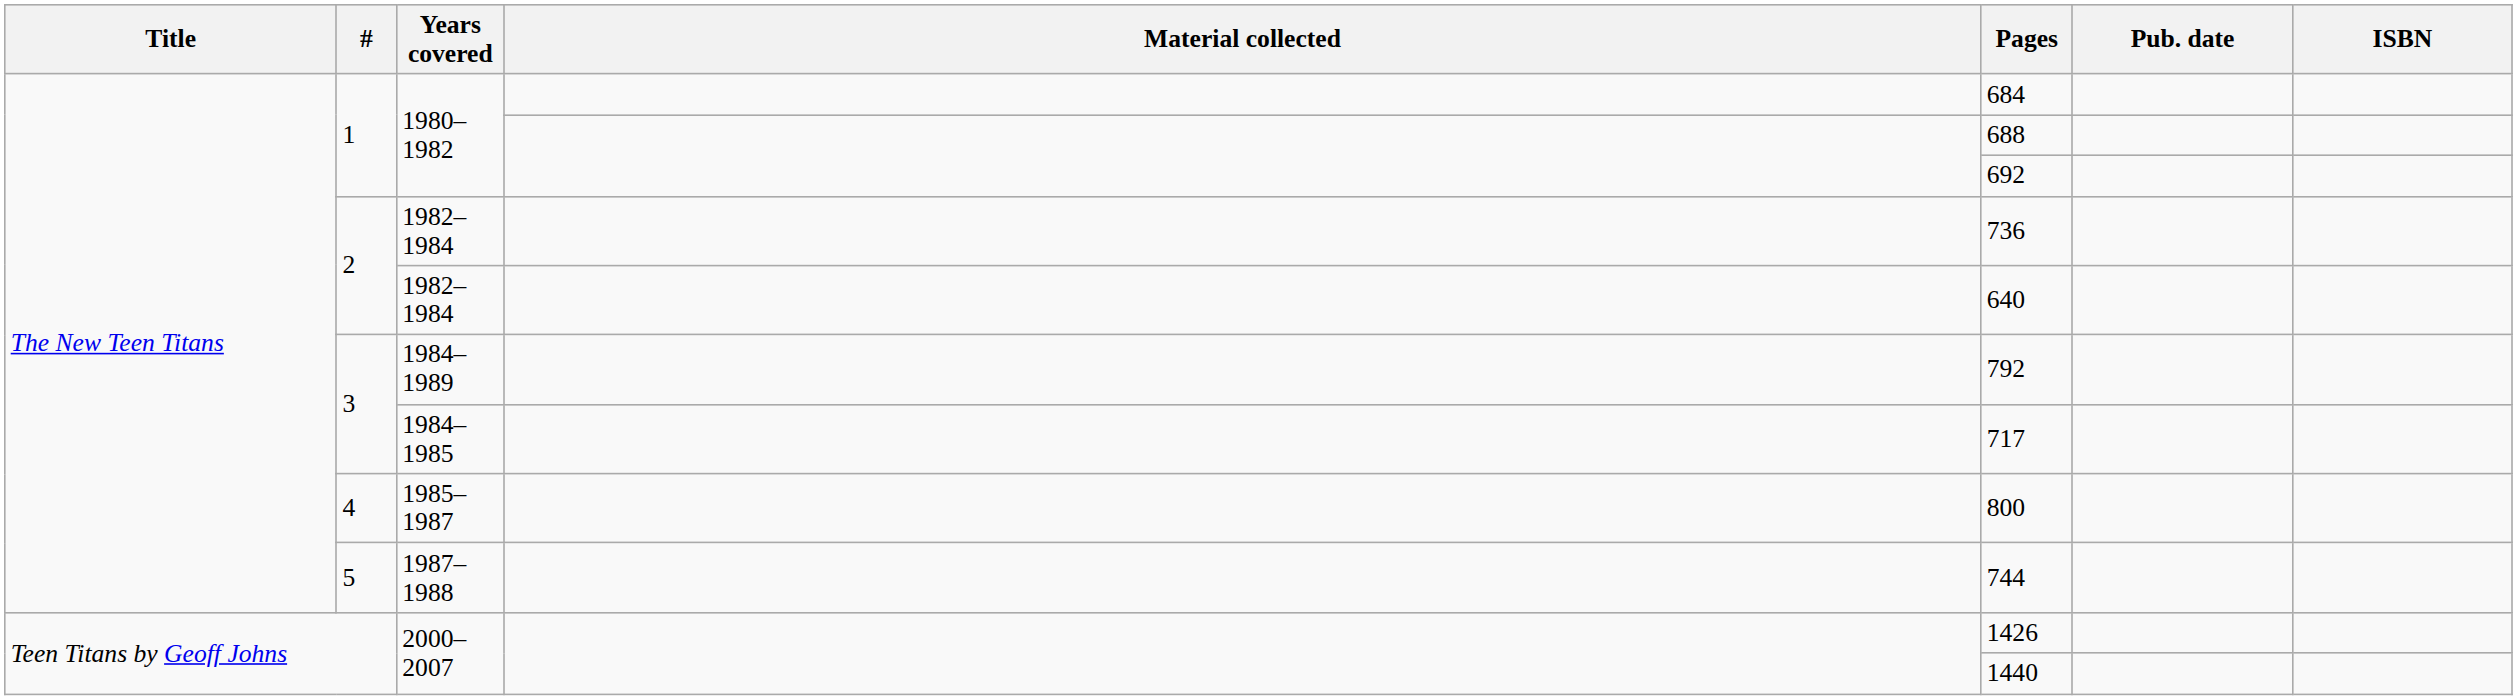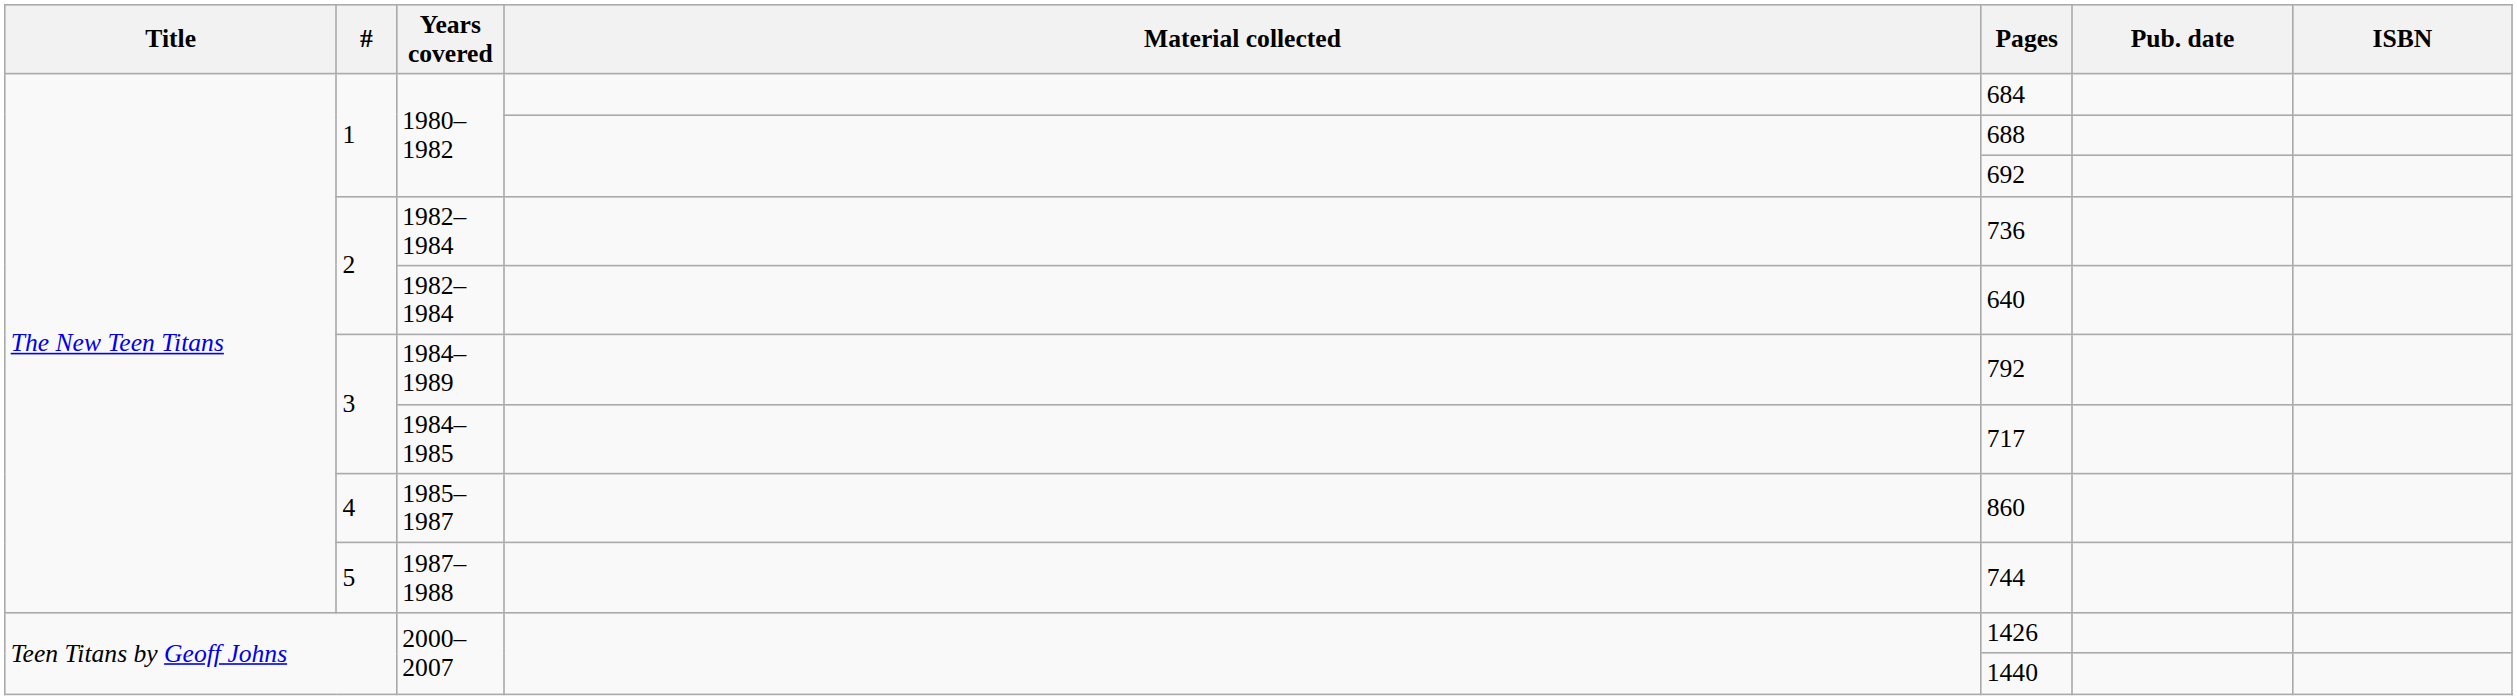(2006, 508) 800 -> (2006, 508) 860
